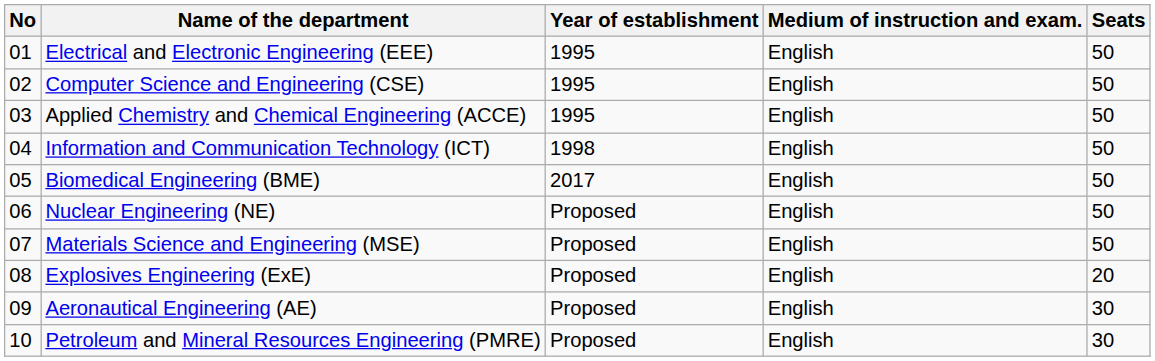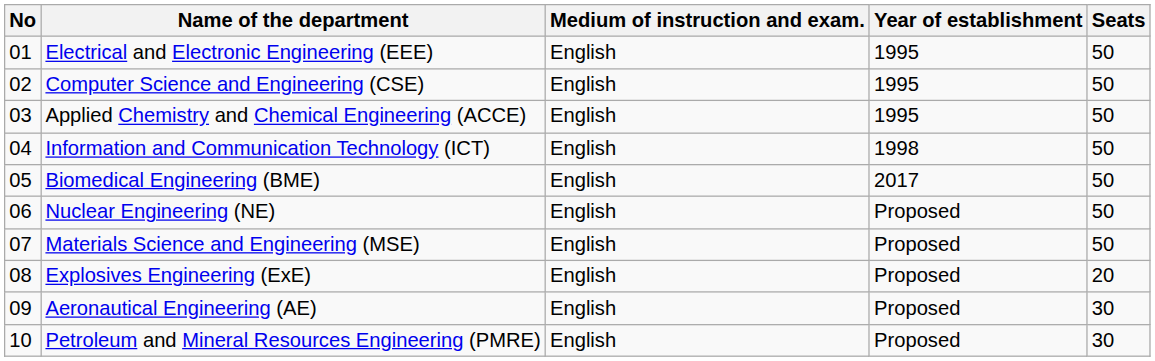columns swapped: (925, 20) <-> (654, 20)
